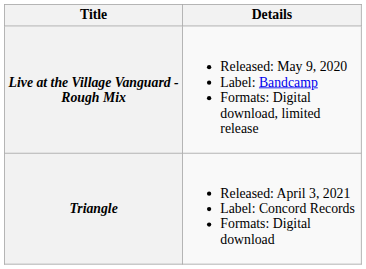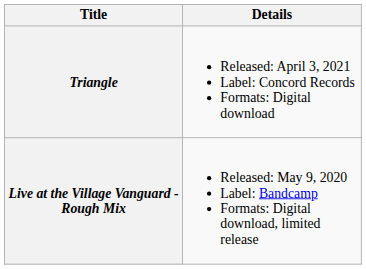rows swapped: (94, 89) <-> (94, 208)
